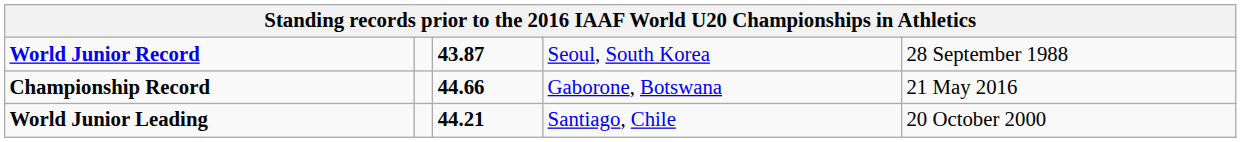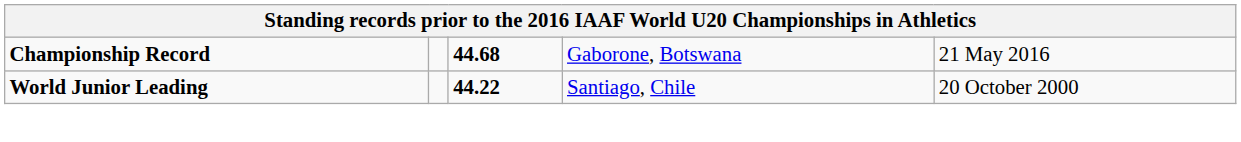- row: (105, 53)
(461, 86) 44.66 -> (477, 53) 44.68
(461, 119) 44.21 -> (477, 86) 44.22
